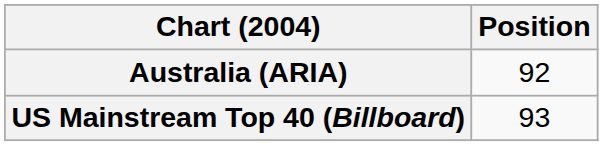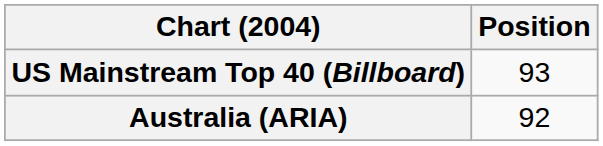rows swapped: (238, 72) <-> (238, 117)
